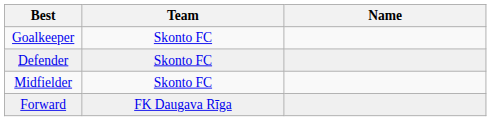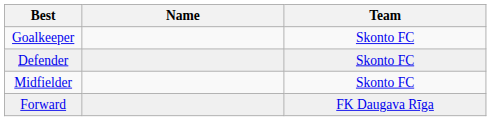columns swapped: (385, 15) <-> (183, 15)
